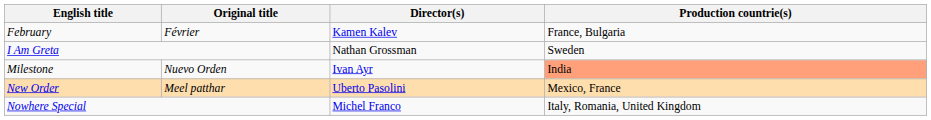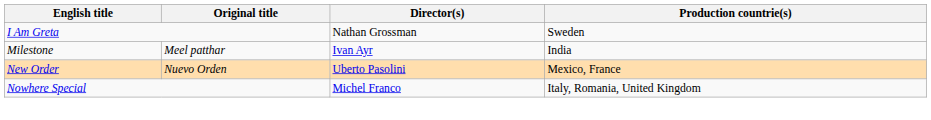- row: (29, 32)
(195, 69) Nuevo Orden -> (195, 50) Meel patthar
(559, 69) lightsalmon background -> (559, 50) no background
(195, 87) Meel patthar -> (195, 69) Nuevo Orden
